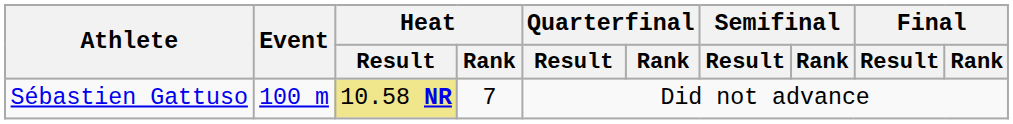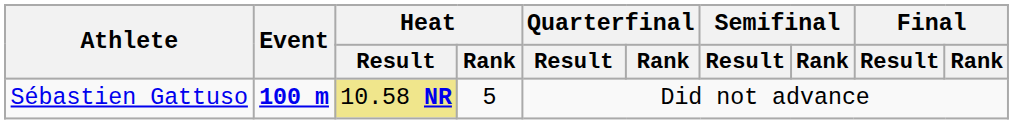(294, 98) normal -> (294, 98) bold
(489, 98) 7 -> (489, 98) 5
